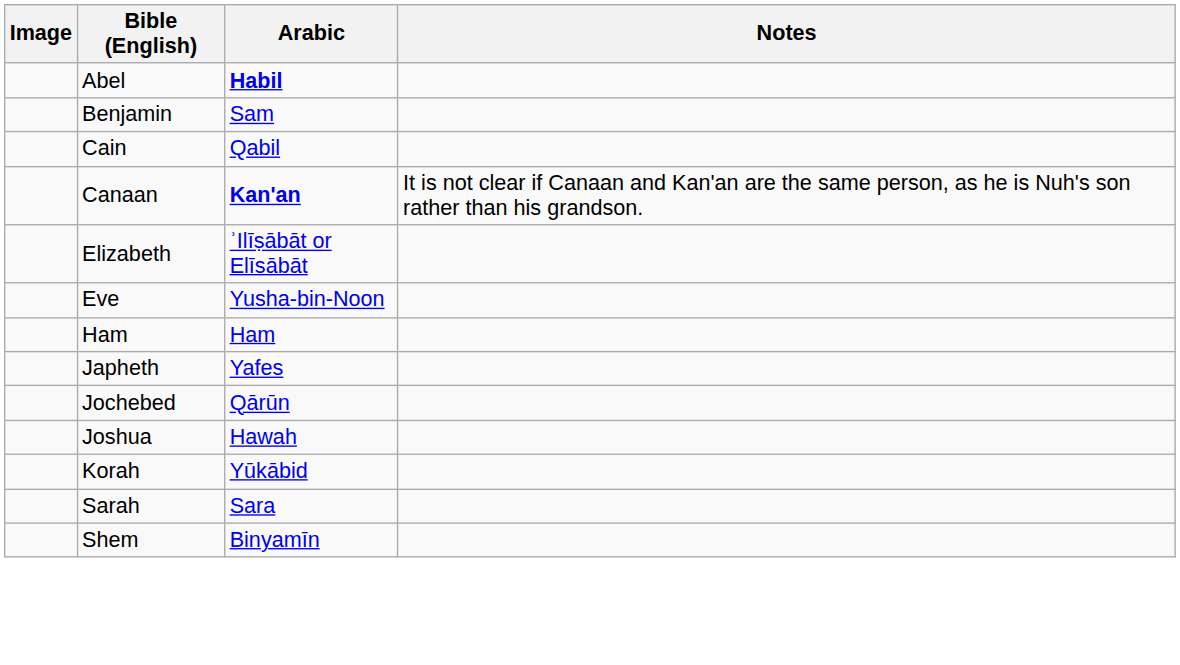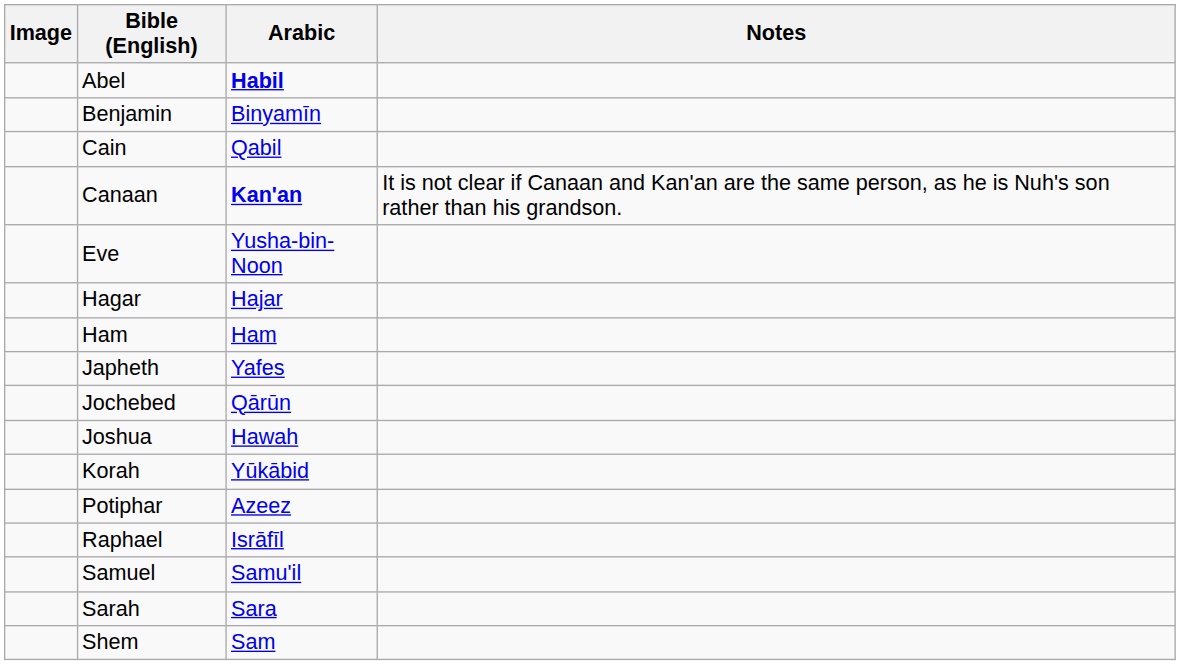(252, 114) Sam -> (276, 114) Binyamīn
- row: (126, 253)
+ row: (111, 300)
+ row: (122, 505)
+ row: (122, 539)
+ row: (119, 574)
(275, 539) Binyamīn -> (253, 642) Sam
